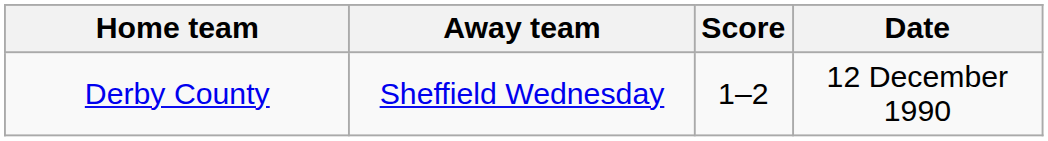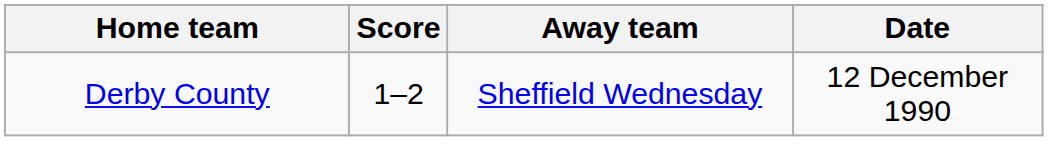columns swapped: (743, 28) <-> (522, 28)
